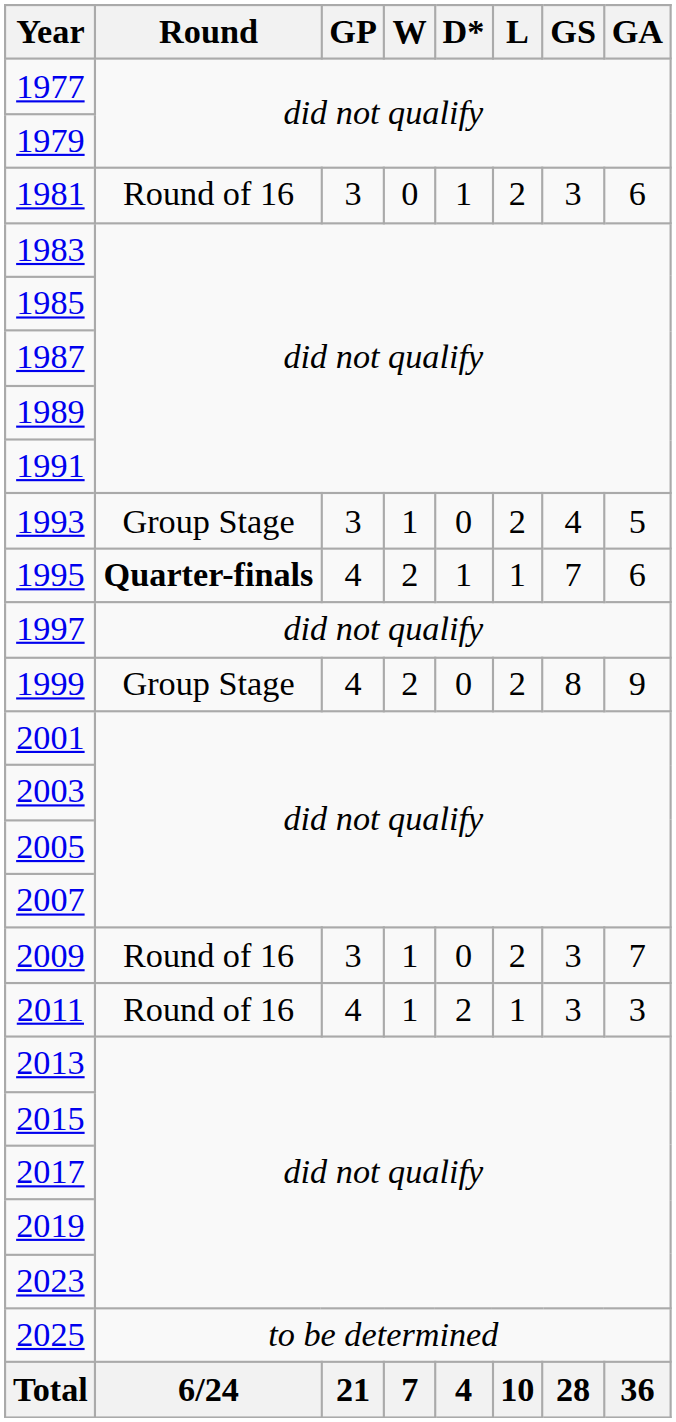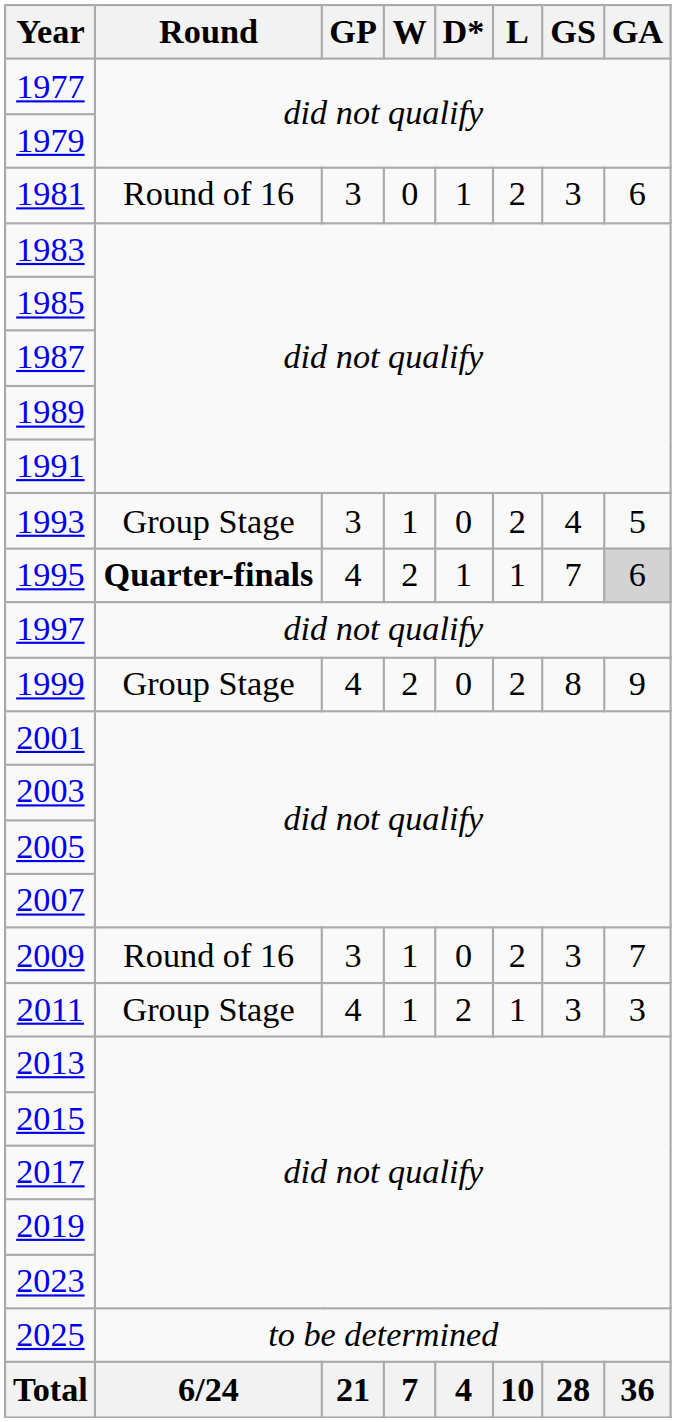(637, 574) no background -> (637, 574) lightgrey background
(209, 1009) Round of 16 -> (209, 1009) Group Stage
